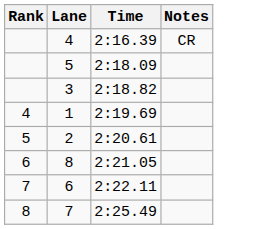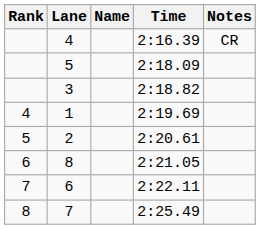+ column: (112, 17)
